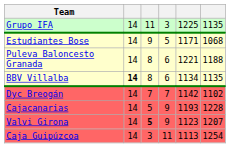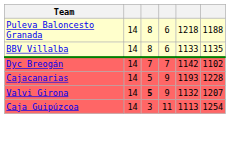- row: (30, 25)
- row: (48, 41)
(188, 60) 1221 -> (188, 30) 1218
(133, 78) bold -> (133, 49) normal
(188, 78) 1134 -> (188, 49) 1133
(188, 122) 1123 -> (188, 92) 1132
